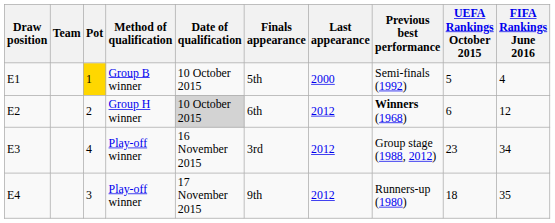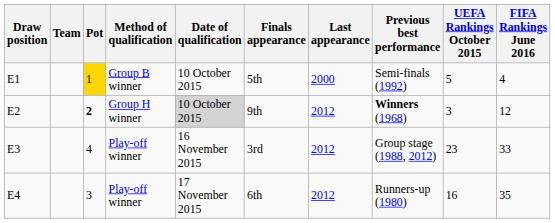(89, 111) normal -> (89, 111) bold
(255, 111) 6th -> (255, 111) 9th
(449, 111) 6 -> (449, 111) 3
(505, 150) 34 -> (505, 150) 33
(255, 195) 9th -> (255, 195) 6th
(452, 195) 18 -> (452, 195) 16
